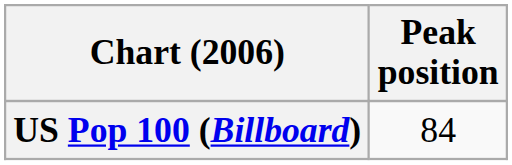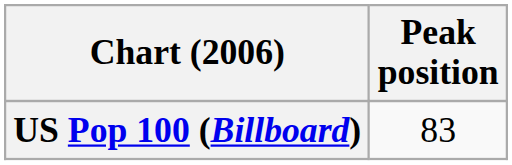(438, 129) 84 -> (438, 129) 83
